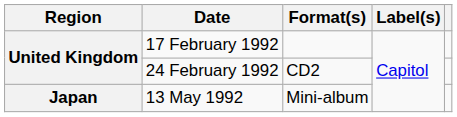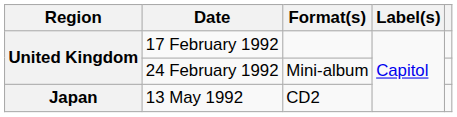(303, 71) CD2 -> (327, 71) Mini-album
(327, 97) Mini-album -> (303, 97) CD2
